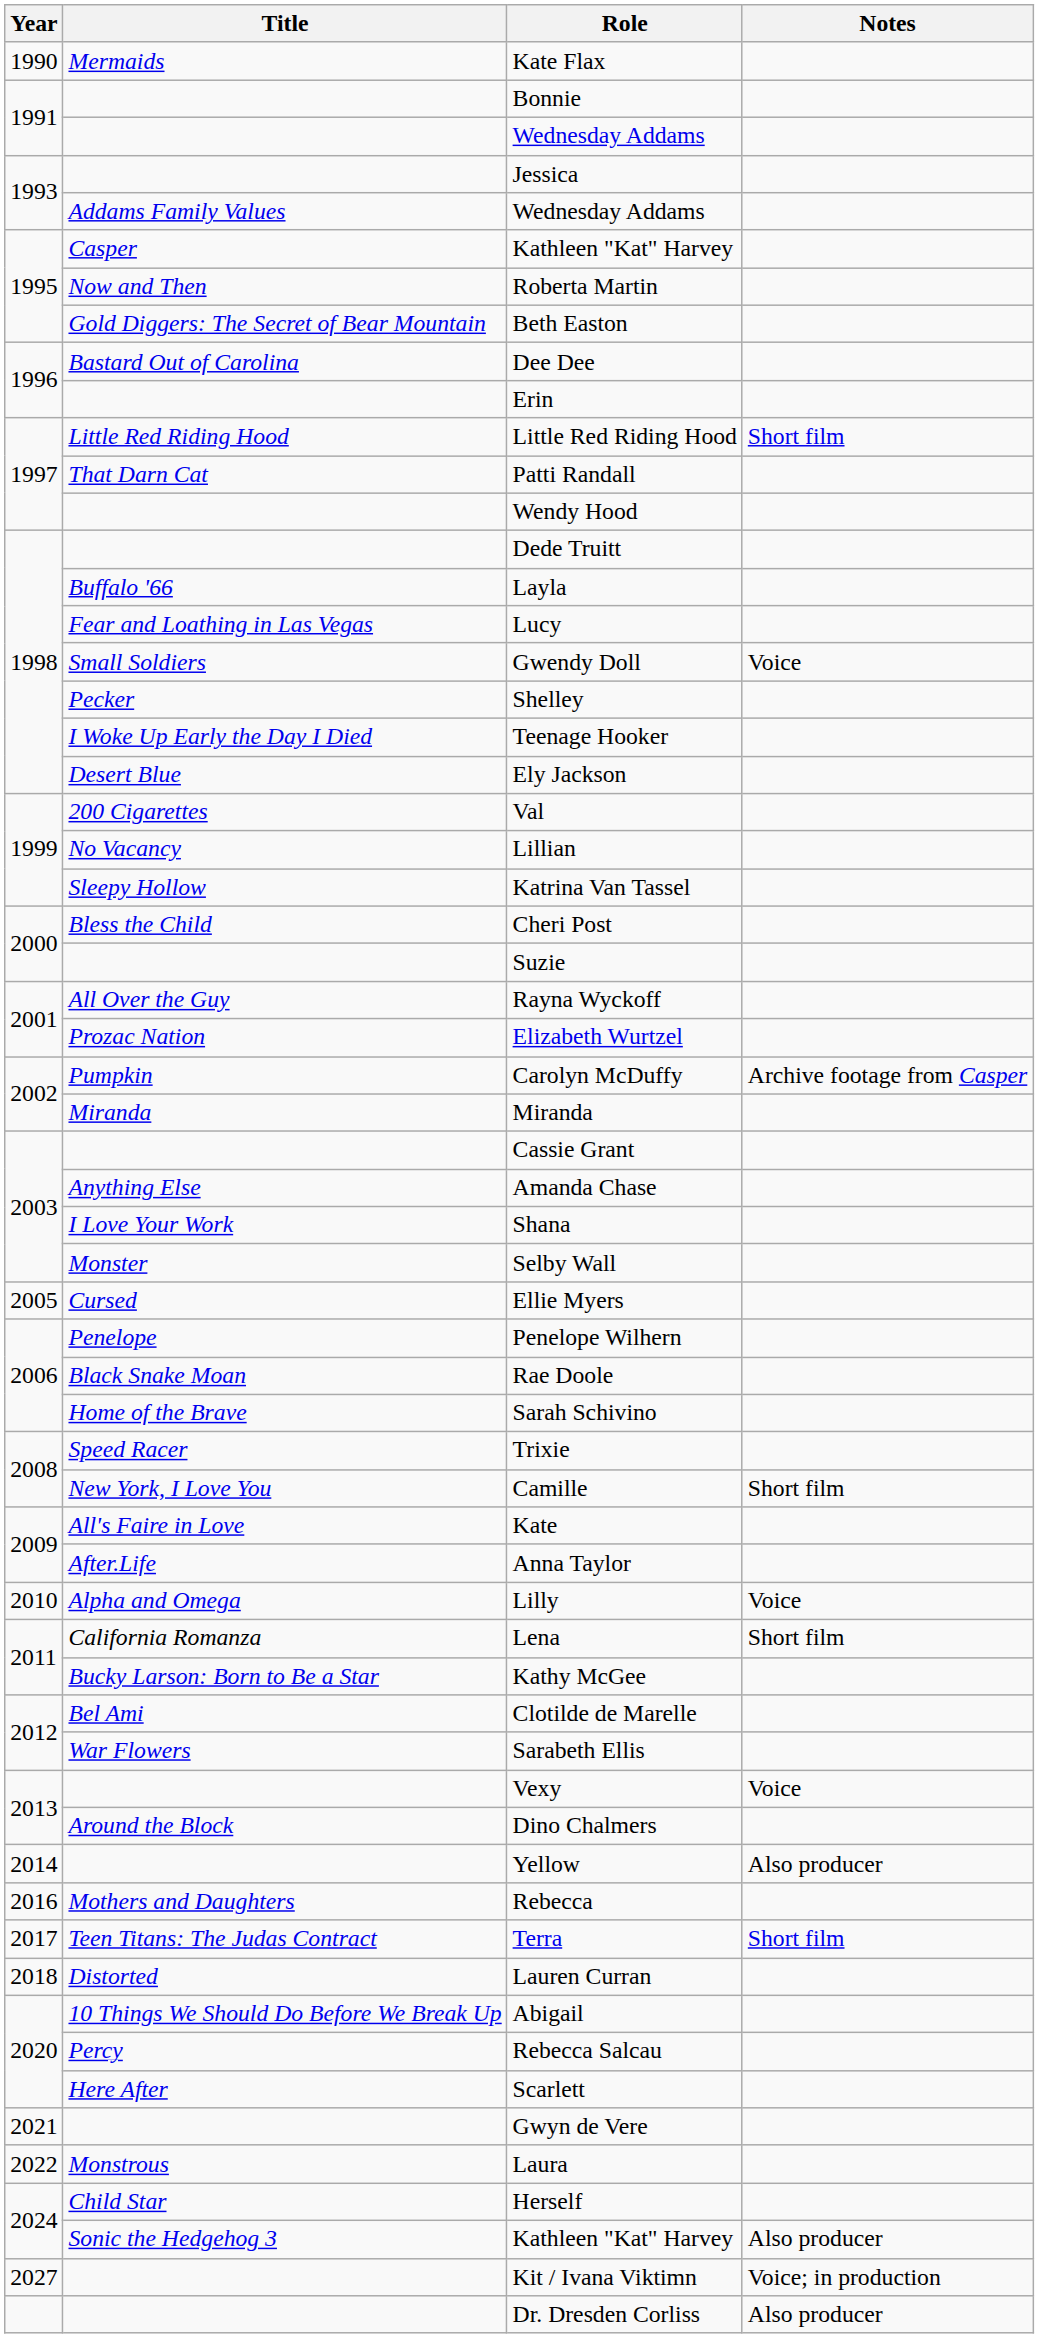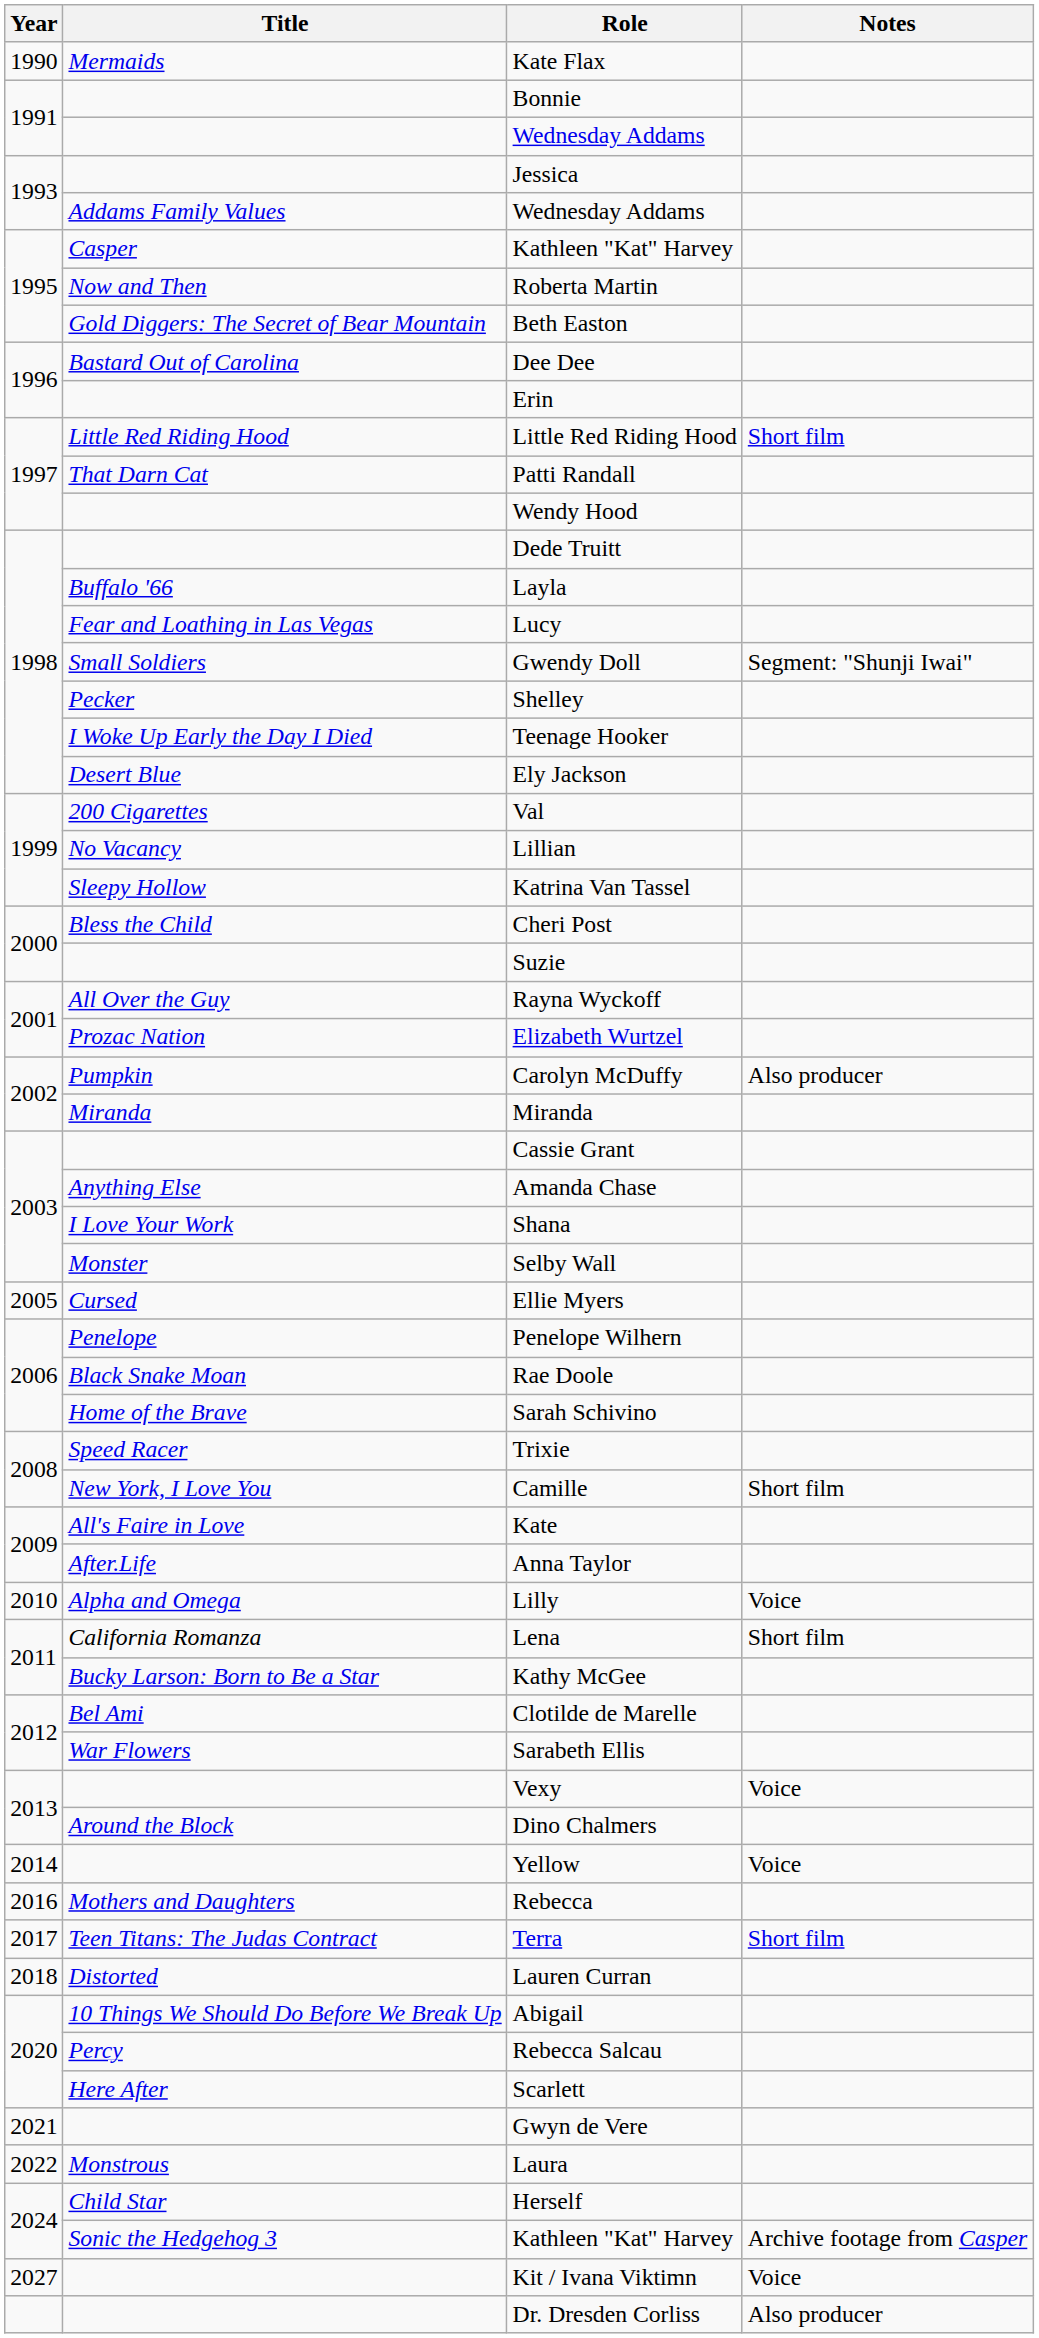(775, 661) Voice -> (860, 661) Segment: "Shunji Iwai"
(888, 1074) Archive footage from Casper -> (815, 1074) Also producer
(815, 1863) Also producer -> (775, 1863) Voice
(815, 2239) Also producer -> (888, 2239) Archive footage from Casper
(844, 2276) Voice; in production -> (775, 2276) Voice
